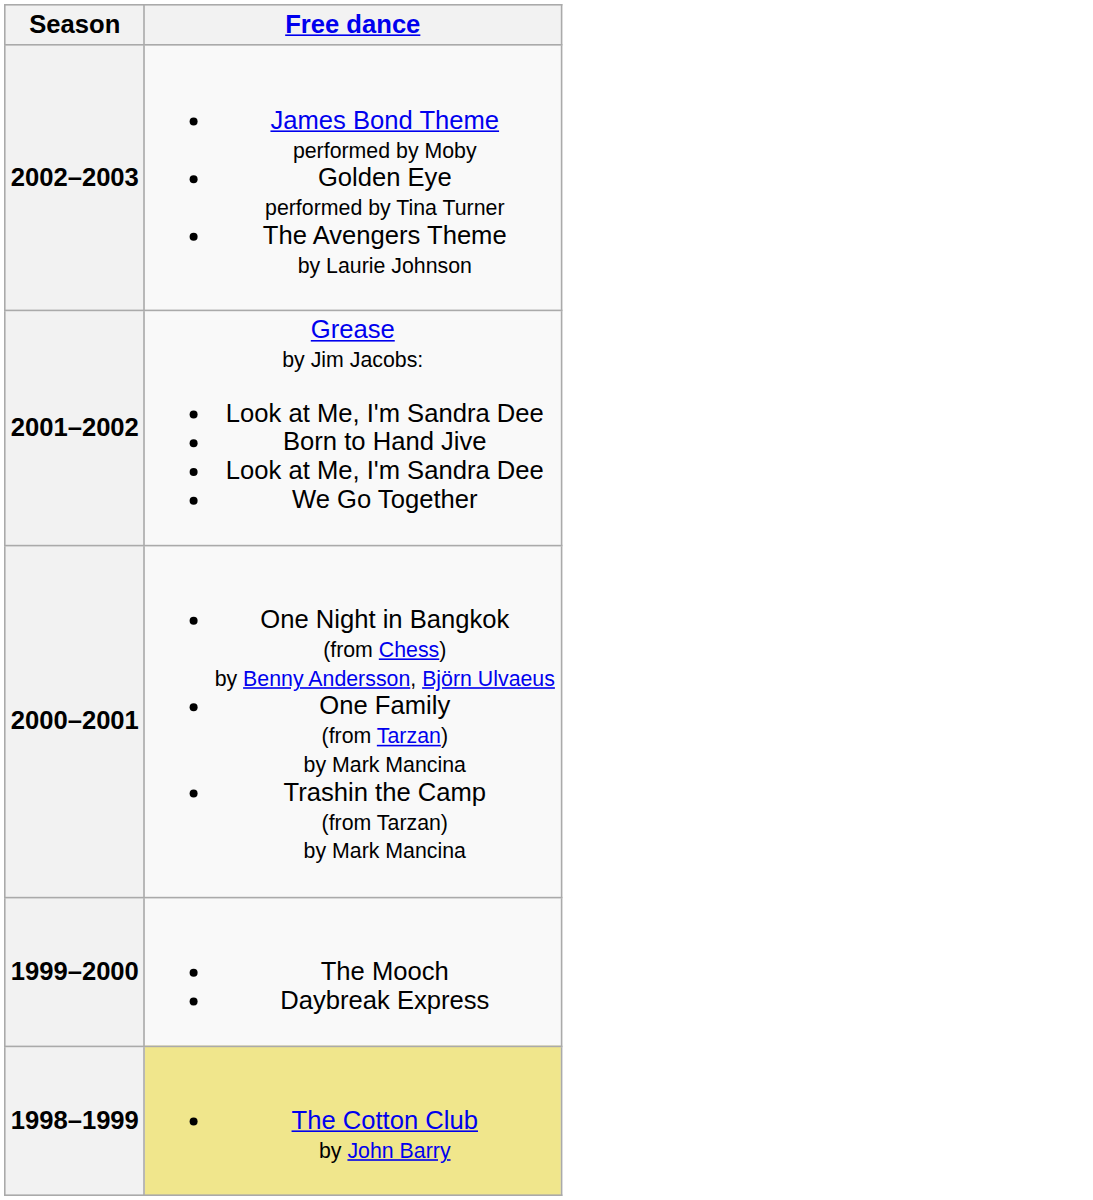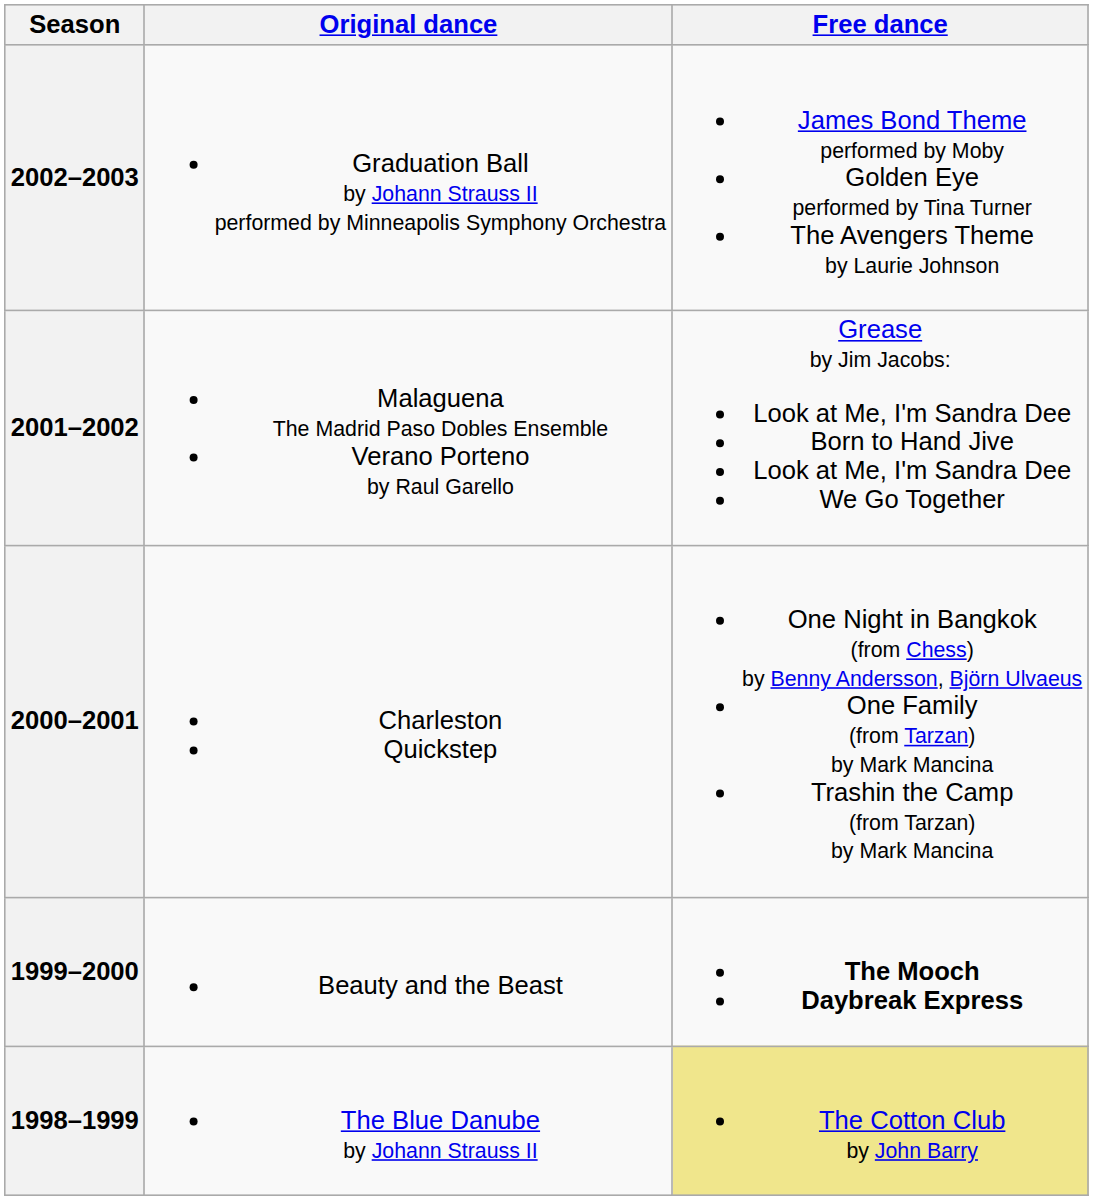+ column: (408, 24)
(353, 986) normal -> (880, 986) bold
